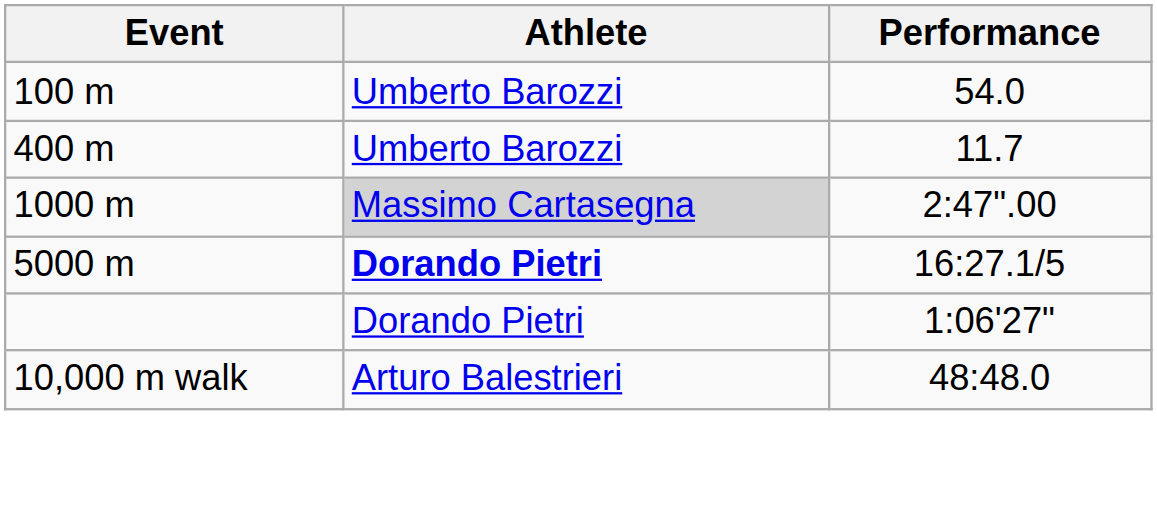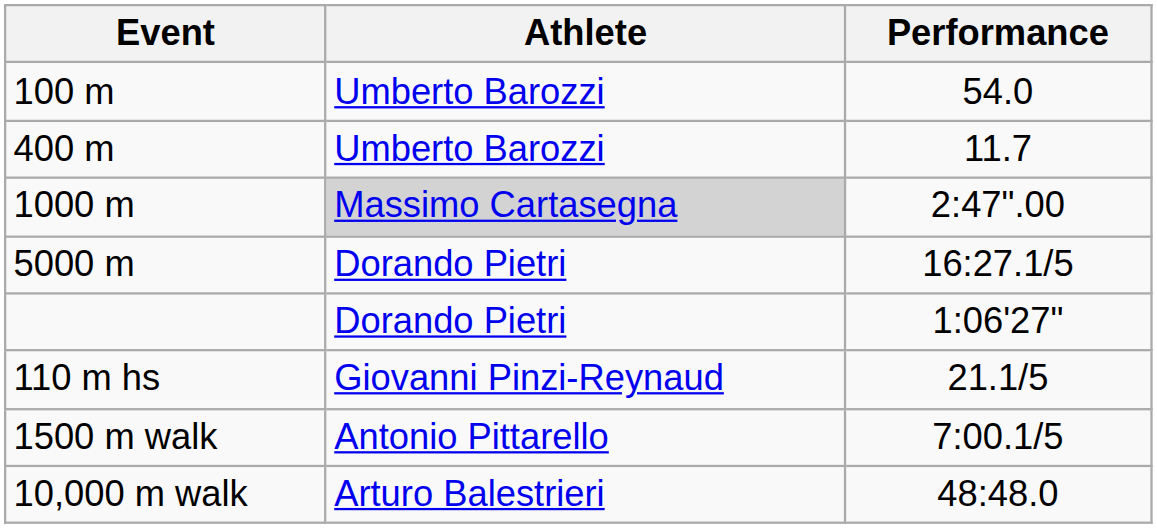(477, 263) bold -> (450, 263) normal
+ row: (87, 378)
+ row: (115, 436)
